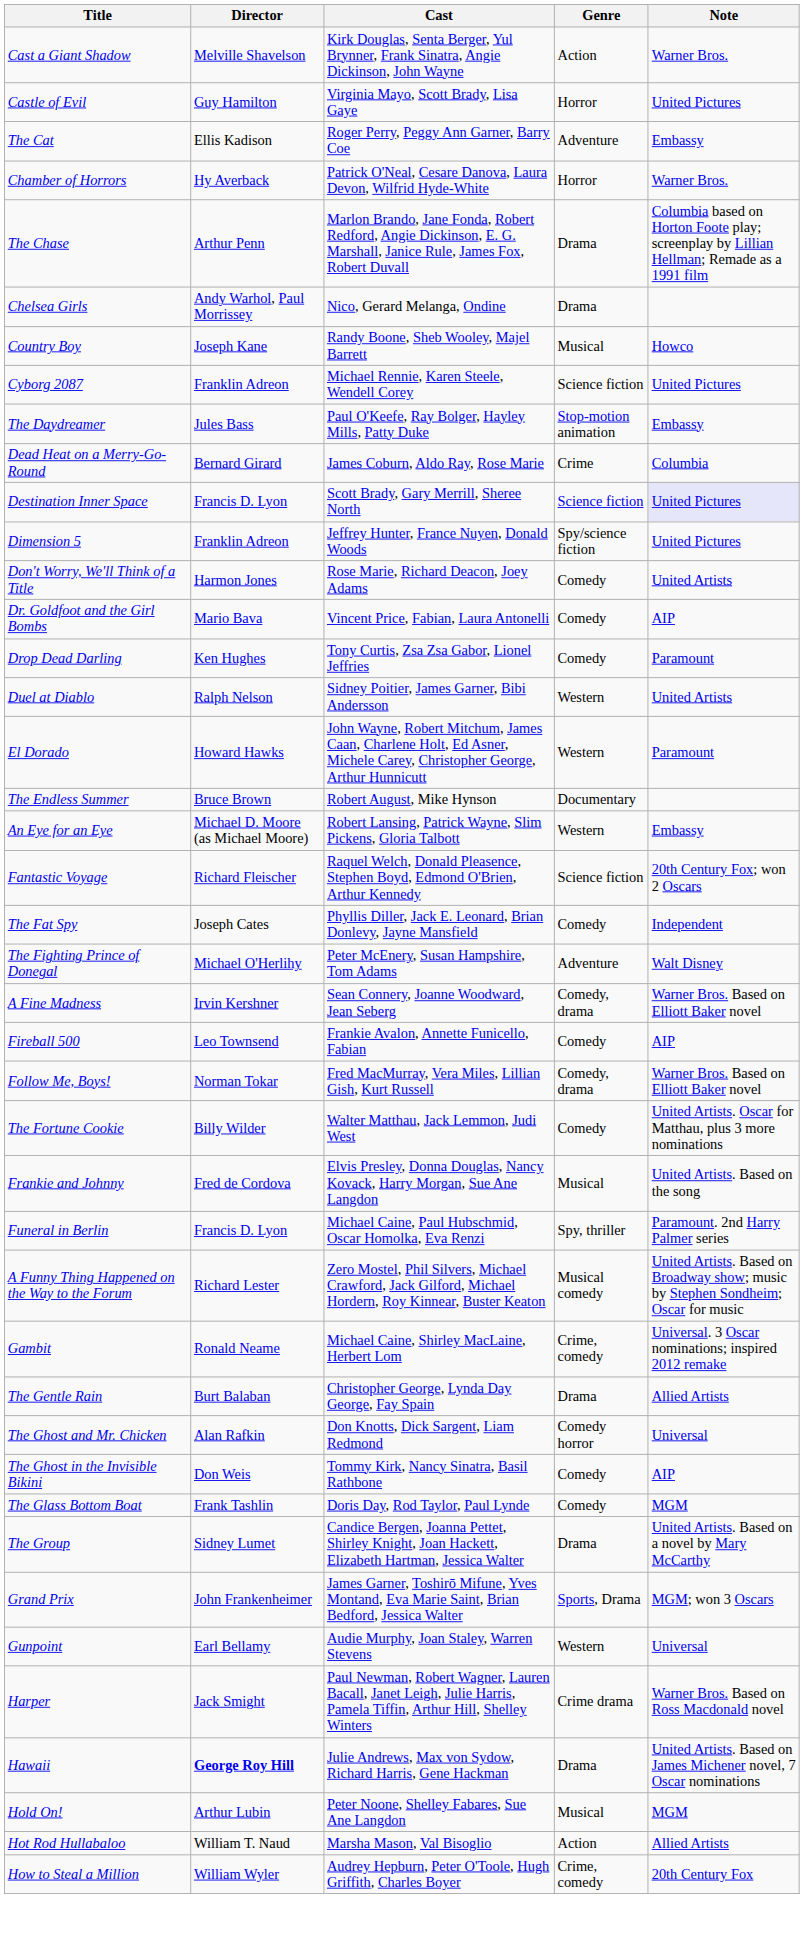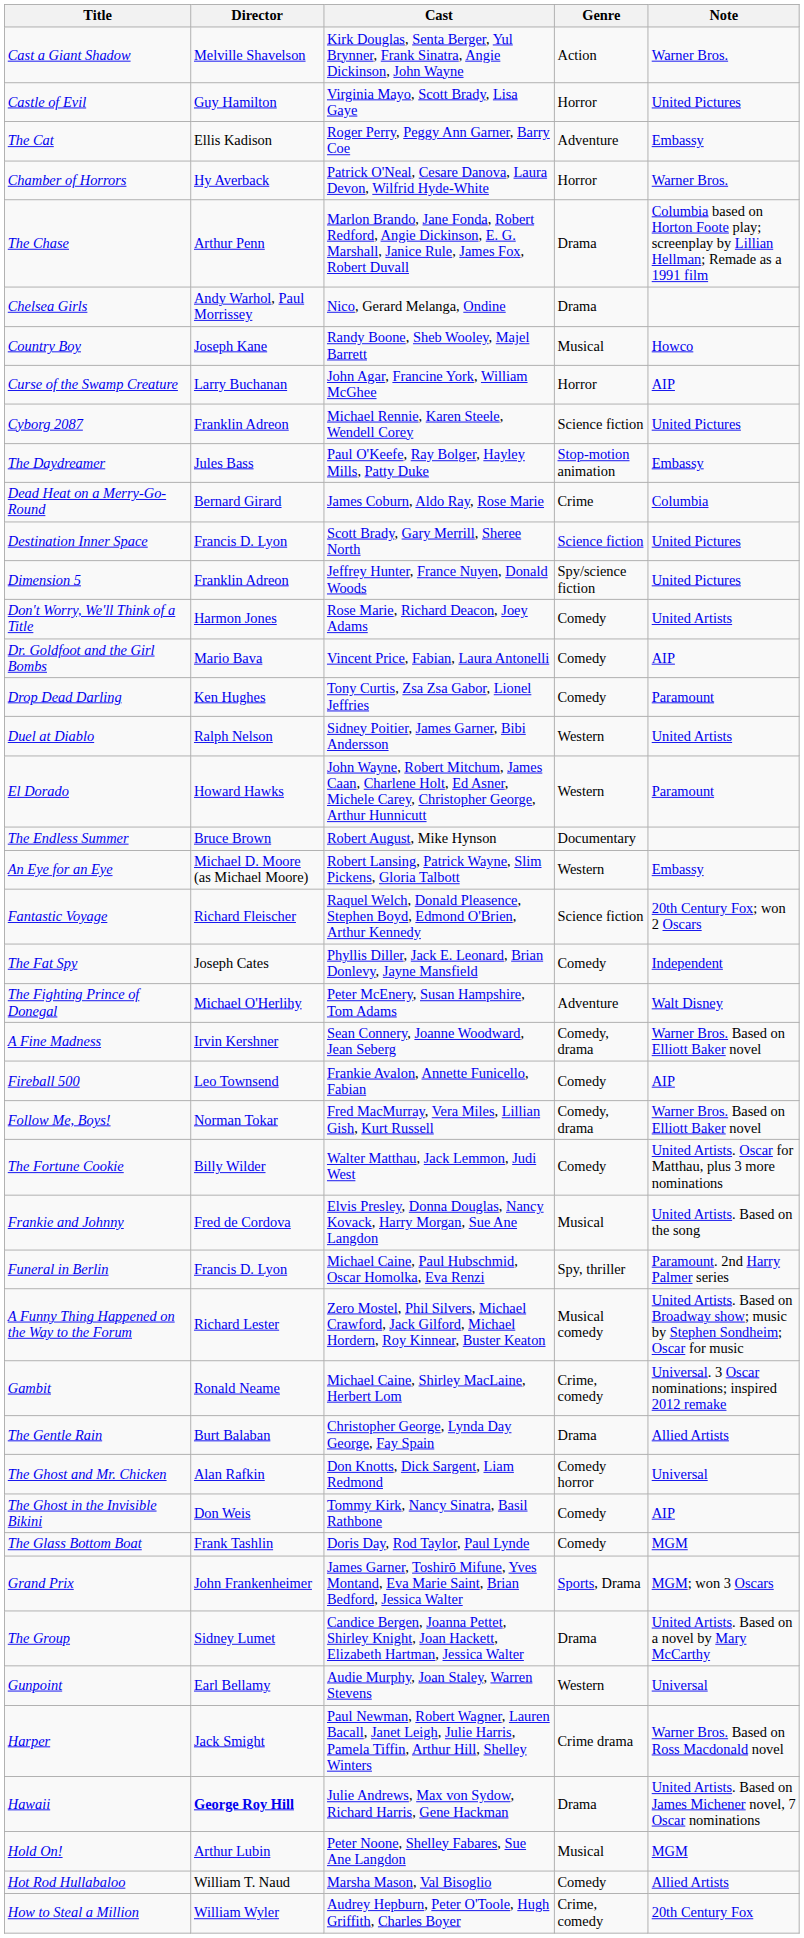+ row: (93, 384)
(696, 502) lavender background -> (696, 541) no background
rows swapped: (41, 1599) <-> (39, 1544)
(577, 1843) Action -> (582, 1882) Comedy
